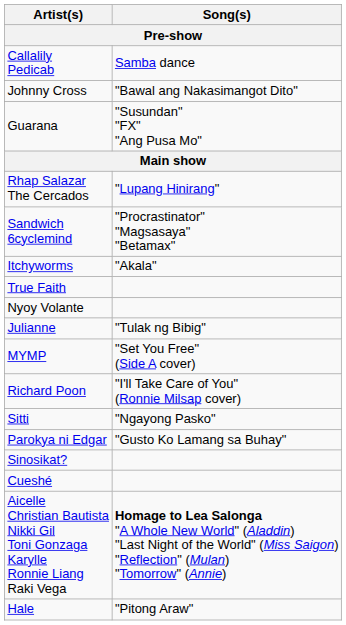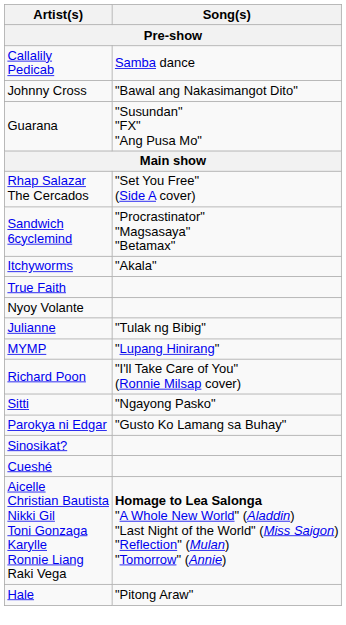(167, 189) "Lupang Hinirang" -> (157, 189) "Set You Free" (Side A cover)
(157, 356) "Set You Free" (Side A cover) -> (167, 348) "Lupang Hinirang"
